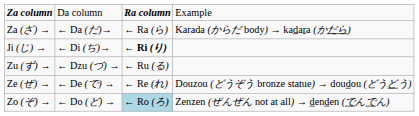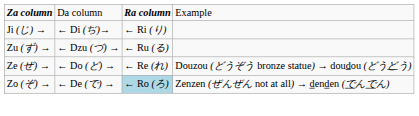- row: (28, 29)
(146, 47) bold -> (145, 29) normal
(86, 83) ← De (で) → -> (86, 65) ← Do (ど) →
(86, 102) ← Do (ど) → -> (86, 83) ← De (で) →
